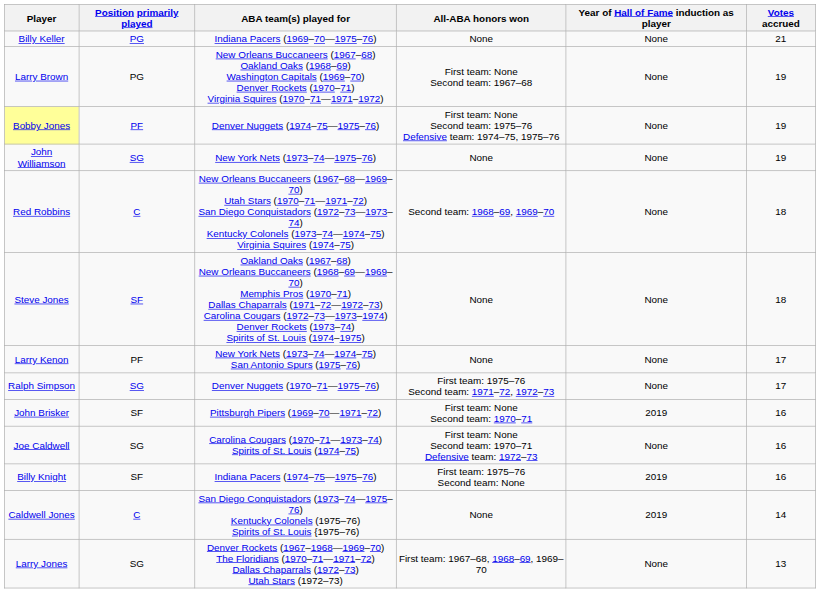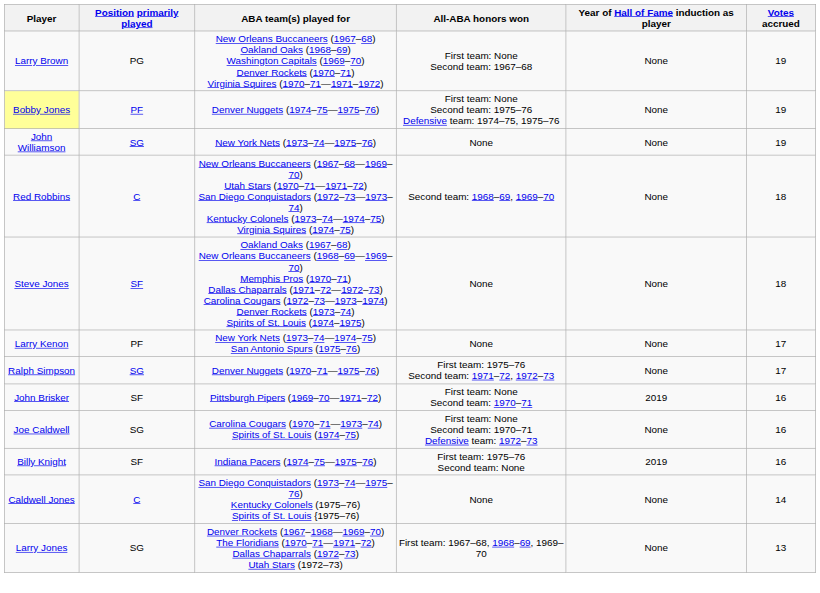- row: (42, 39)
(656, 515) 2019 -> (656, 499) None
